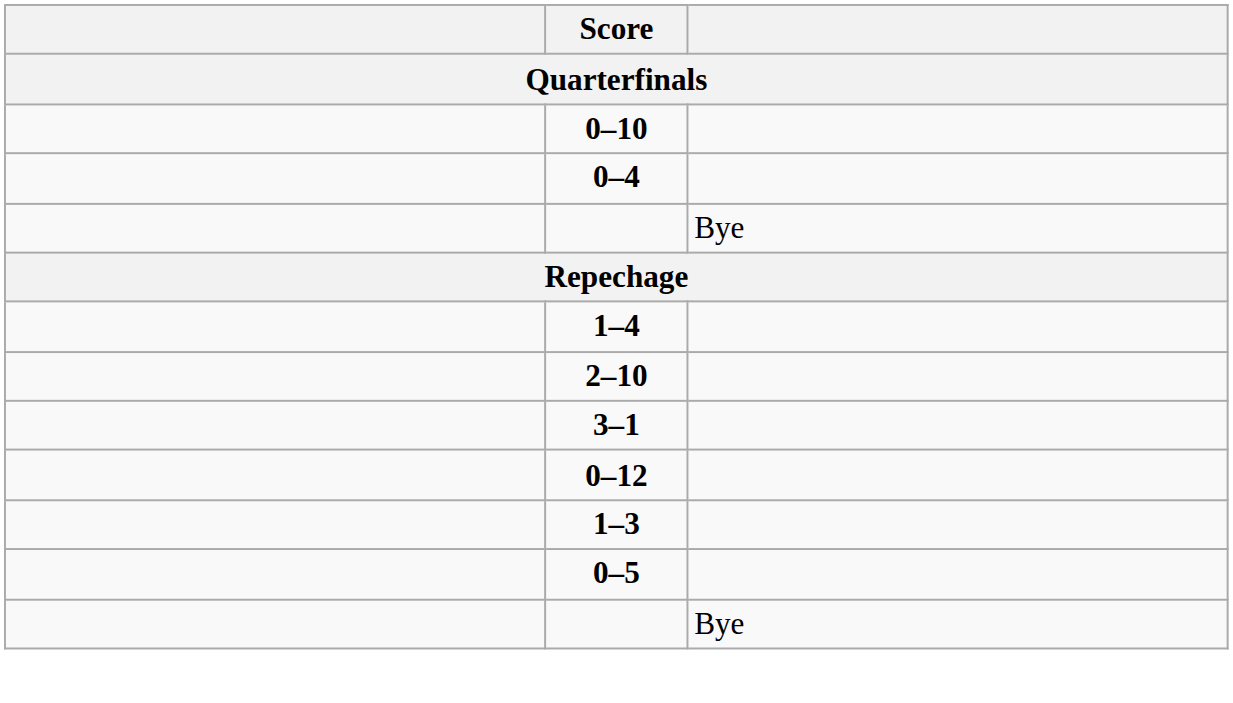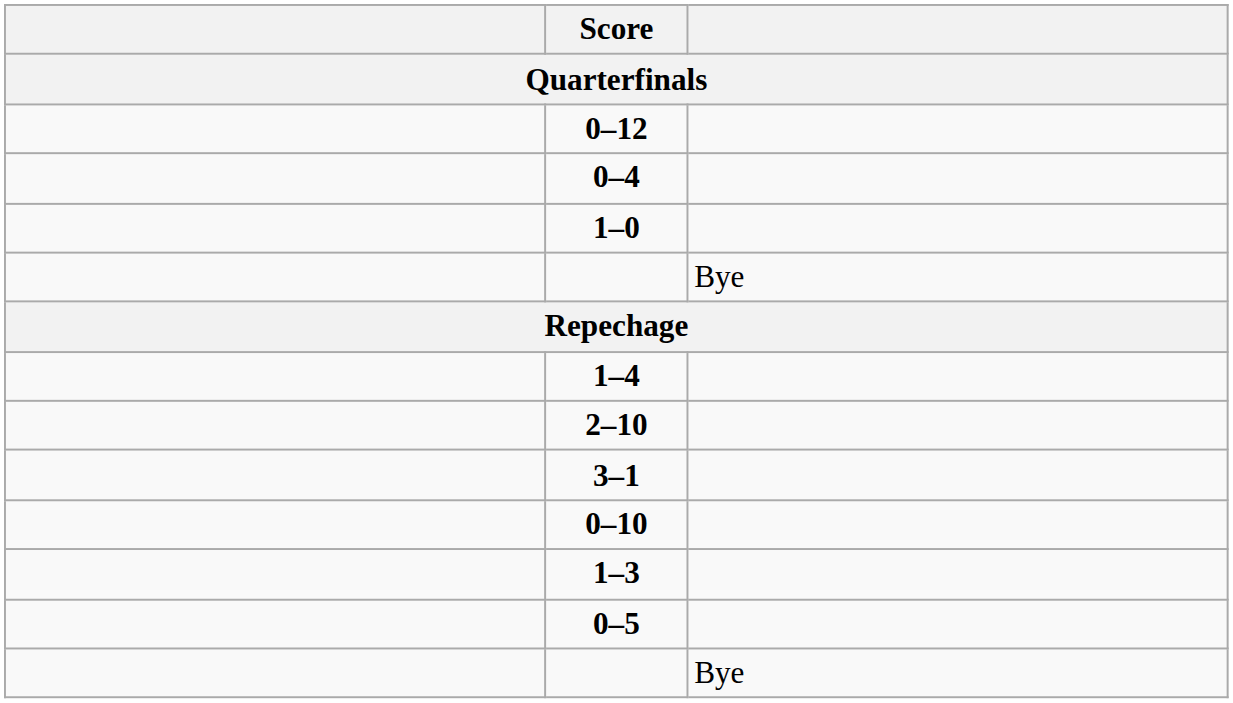rows swapped: (616, 474) <-> (616, 128)
+ row: (616, 227)
